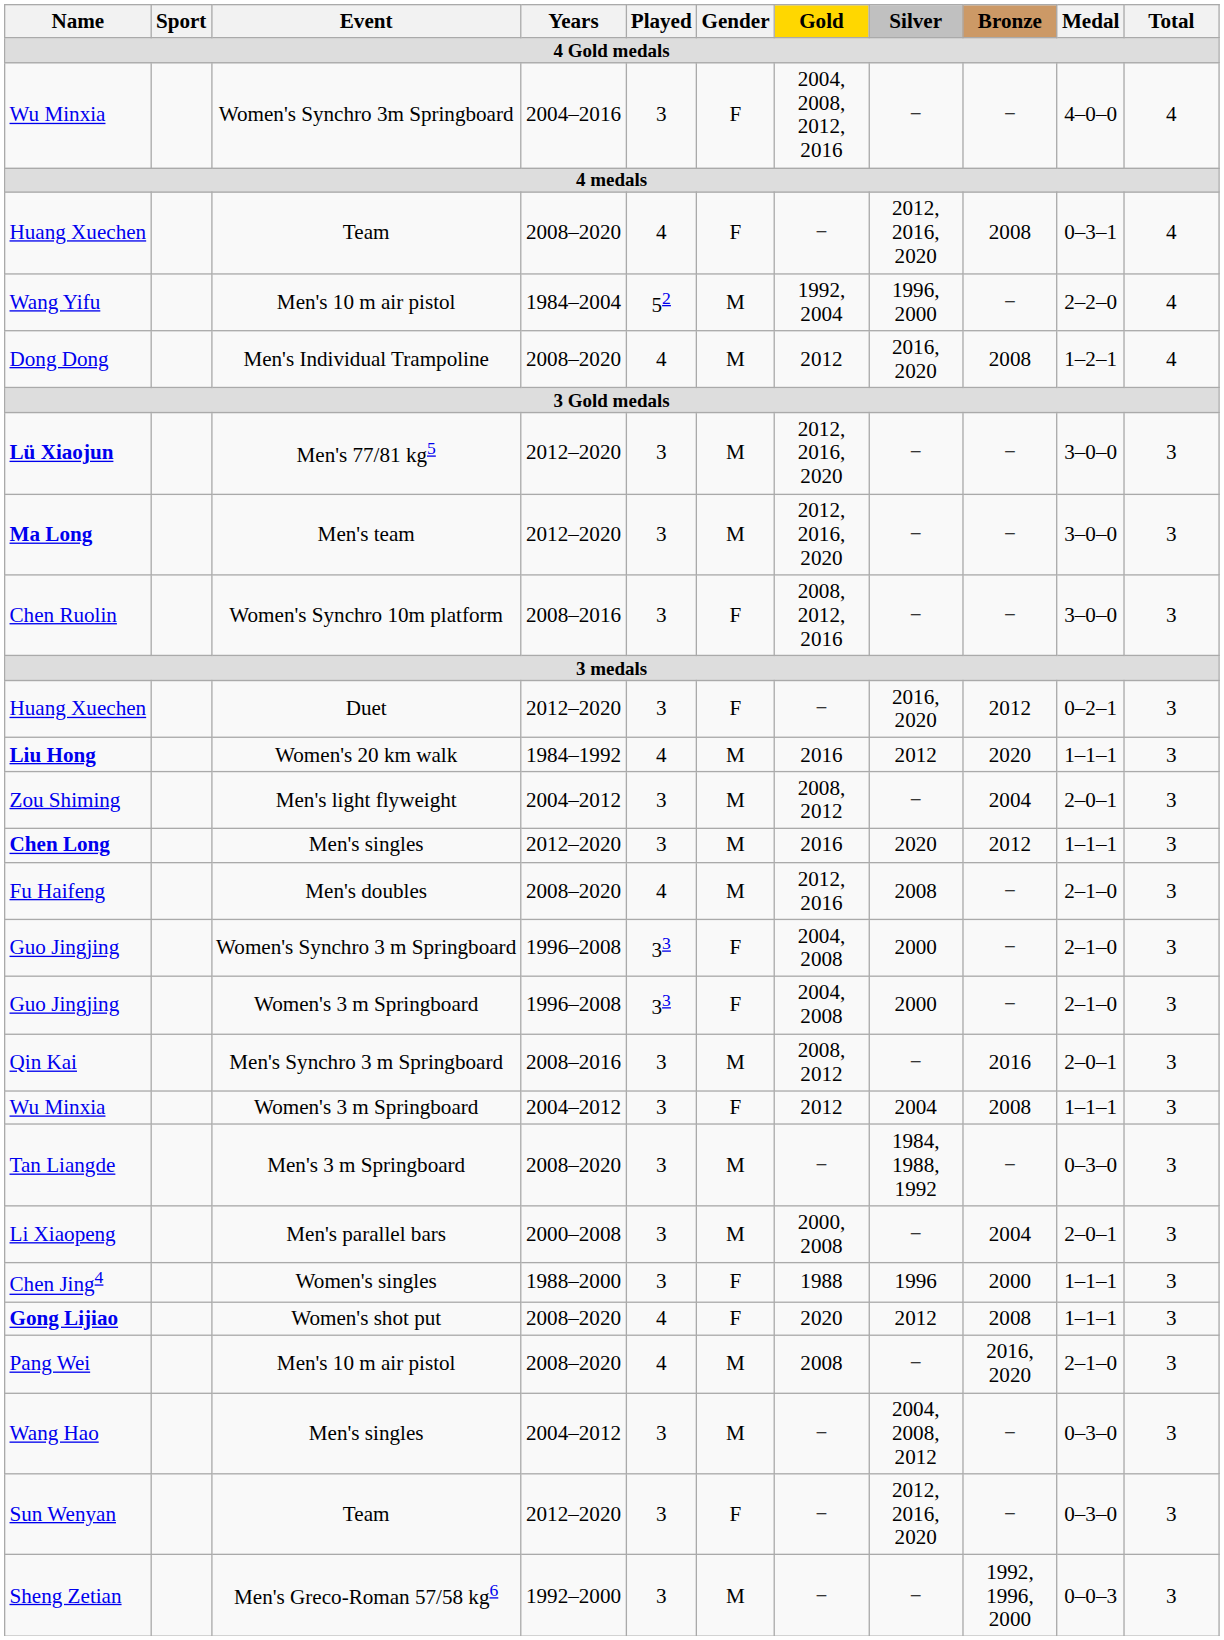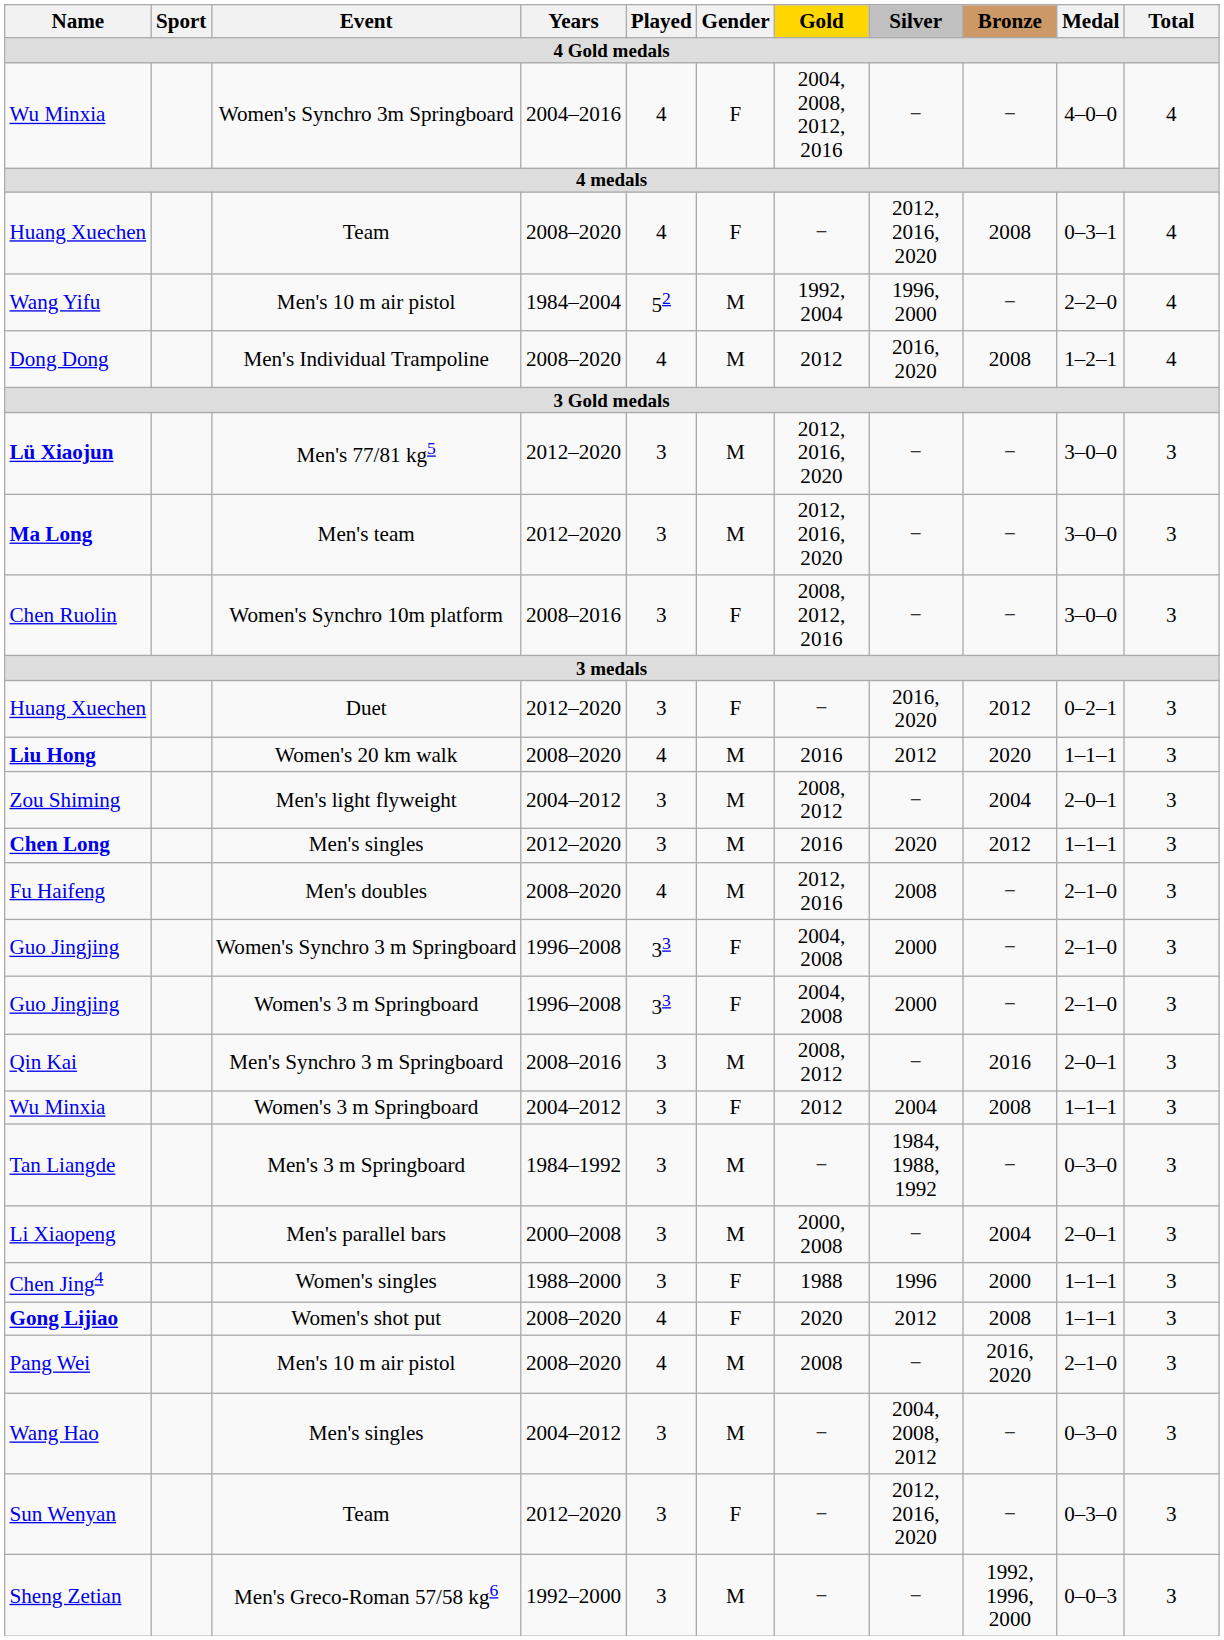(661, 115) 3 -> (661, 115) 4
(573, 754) 1984–1992 -> (573, 754) 2008–2020
(573, 1164) 2008–2020 -> (573, 1164) 1984–1992
